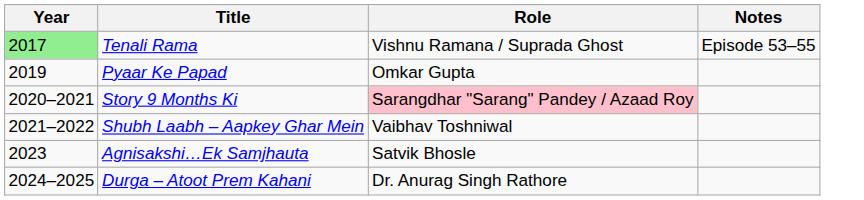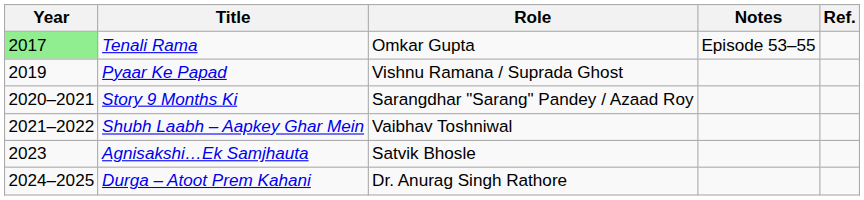+ column: (840, 18)
(497, 45) Vishnu Ramana / Suprada Ghost -> (423, 45) Omkar Gupta
(423, 72) Omkar Gupta -> (497, 72) Vishnu Ramana / Suprada Ghost
(533, 99) pink background -> (533, 99) no background
